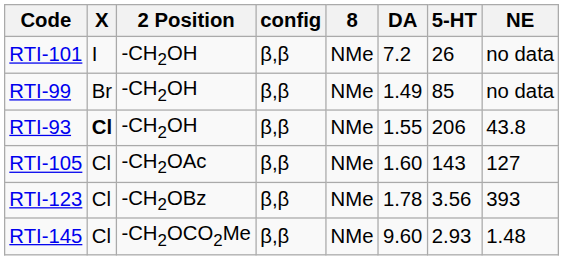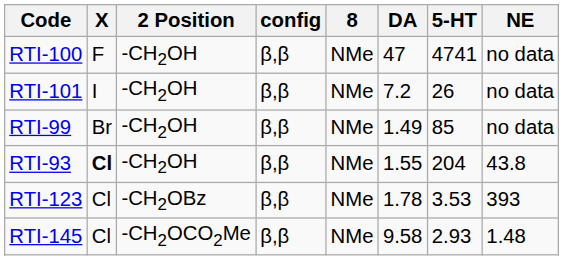+ row: (46, 54)
(449, 127) 206 -> (449, 163) 204
- row: (46, 163)
(452, 199) 3.56 -> (452, 199) 3.53
(403, 236) 9.60 -> (403, 236) 9.58
